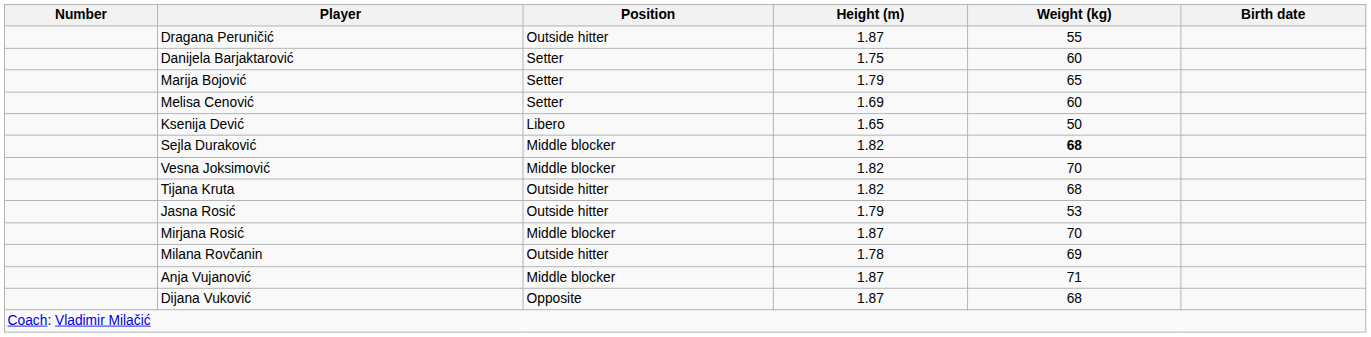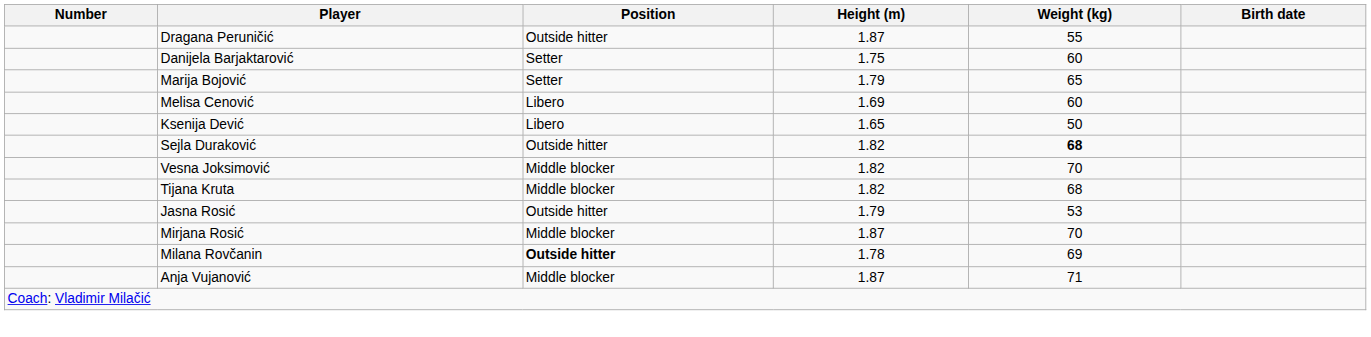(545, 102) Setter -> (545, 102) Libero
(571, 146) Middle blocker -> (567, 146) Outside hitter
(567, 189) Outside hitter -> (570, 189) Middle blocker
(567, 255) normal -> (571, 255) bold
- row: (206, 299)
